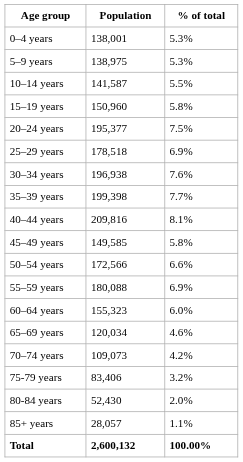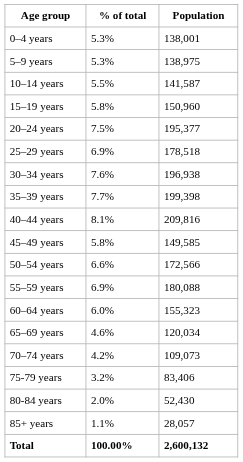columns swapped: (125, 15) <-> (201, 15)
